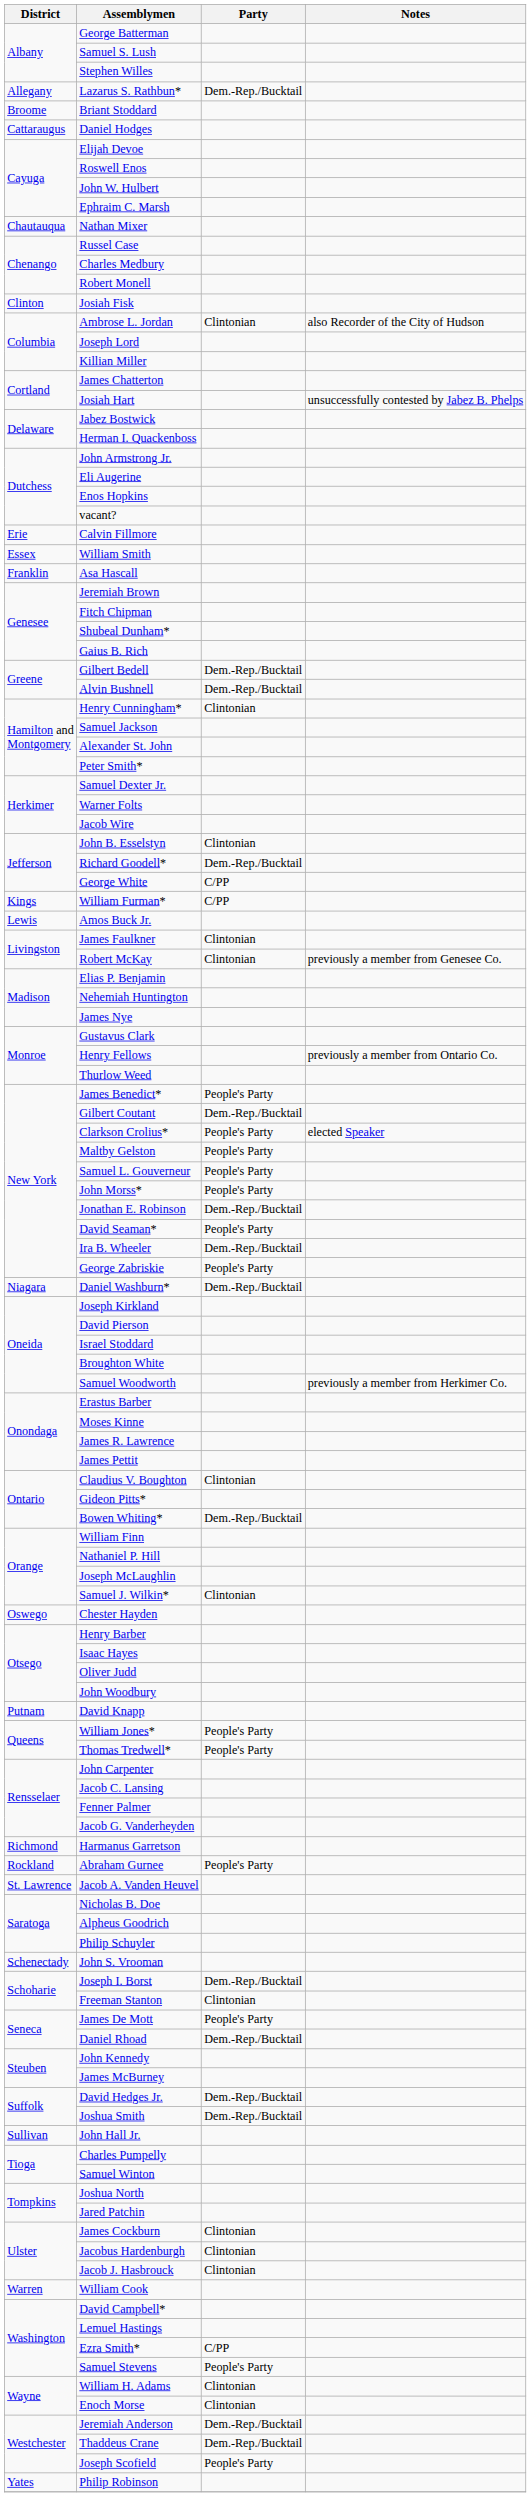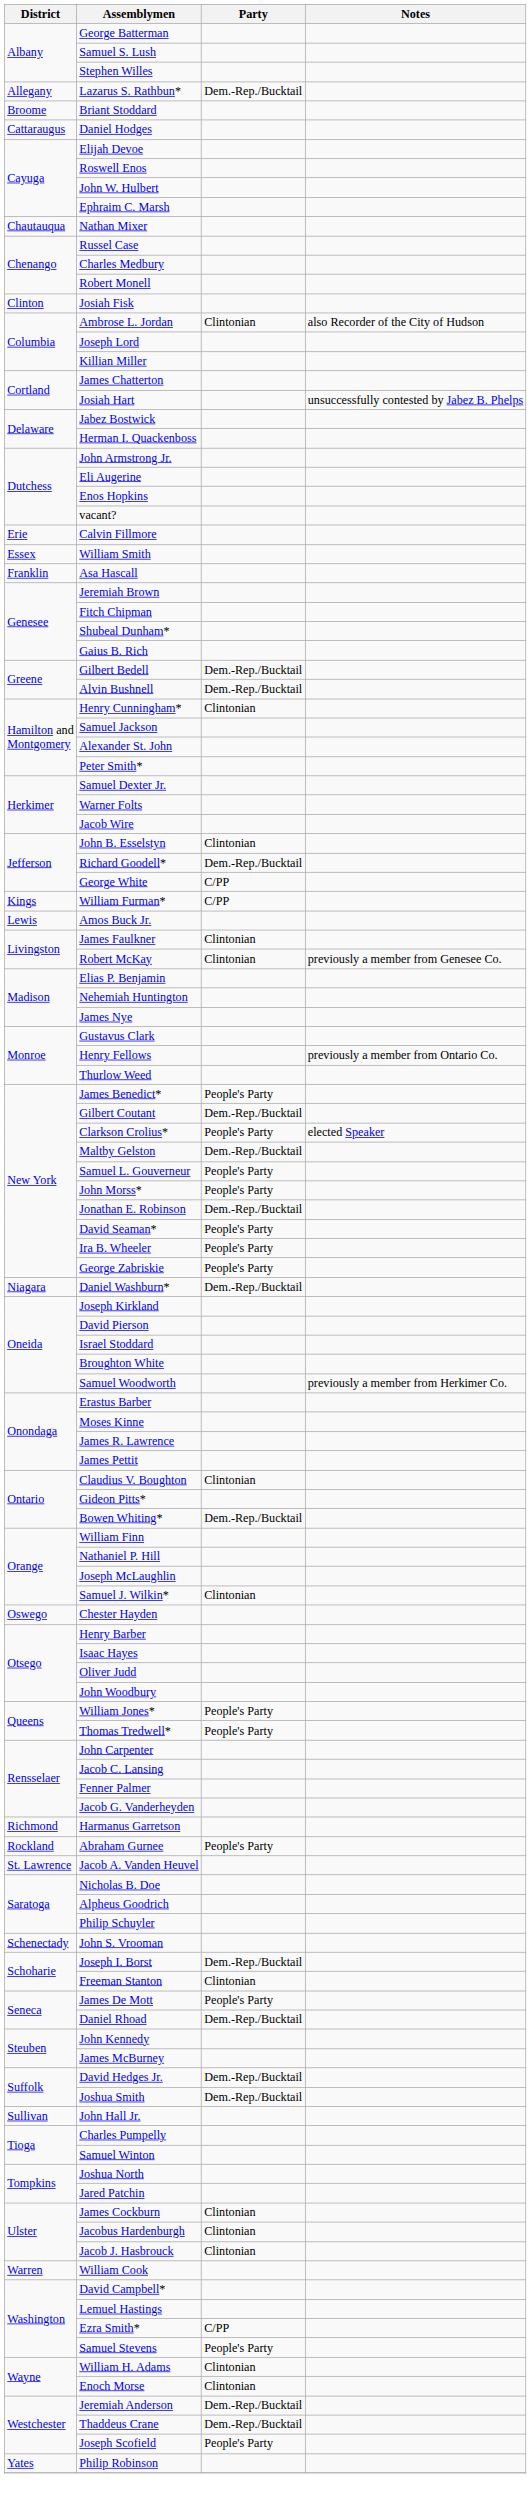(239, 1151) People's Party -> (253, 1151) Dem.-Rep./Bucktail
(253, 1248) Dem.-Rep./Bucktail -> (239, 1248) People's Party
- row: (112, 1711)
